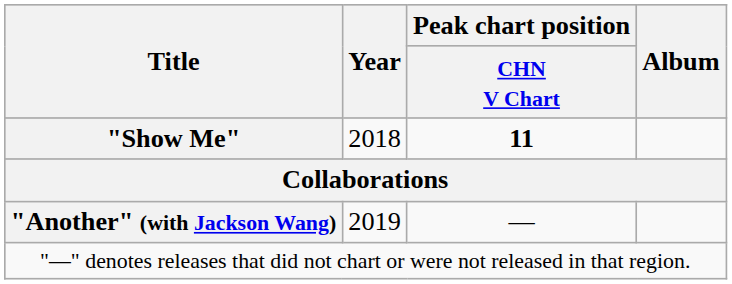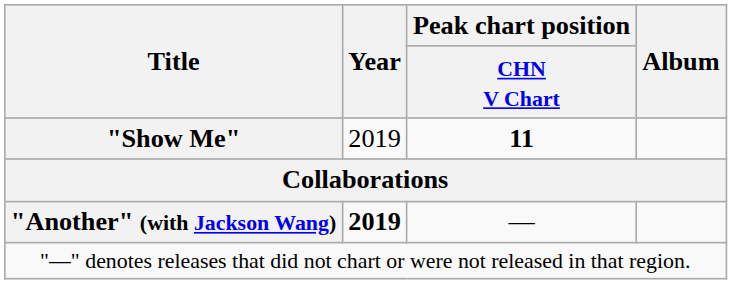(375, 138) 2018 -> (375, 138) 2019
(375, 221) normal -> (375, 221) bold
